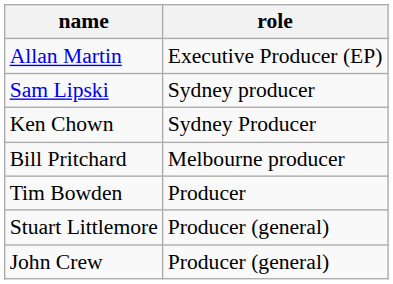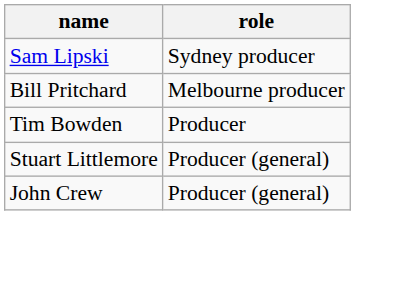- row: (66, 55)
- row: (62, 124)
